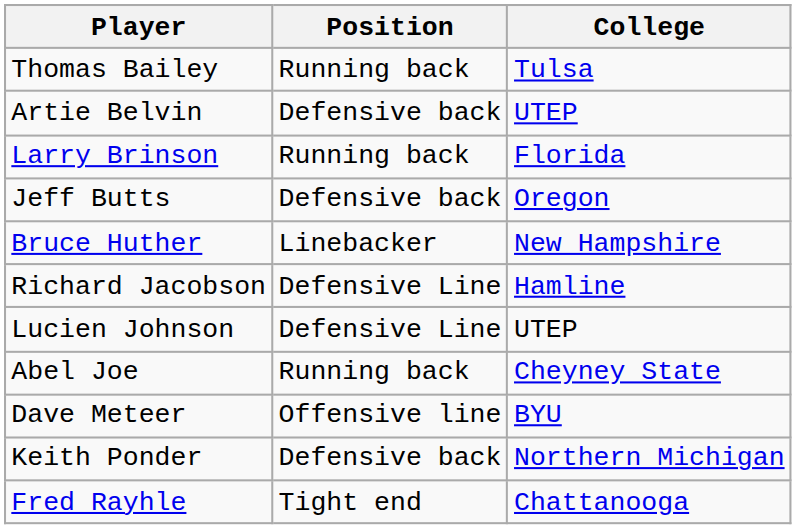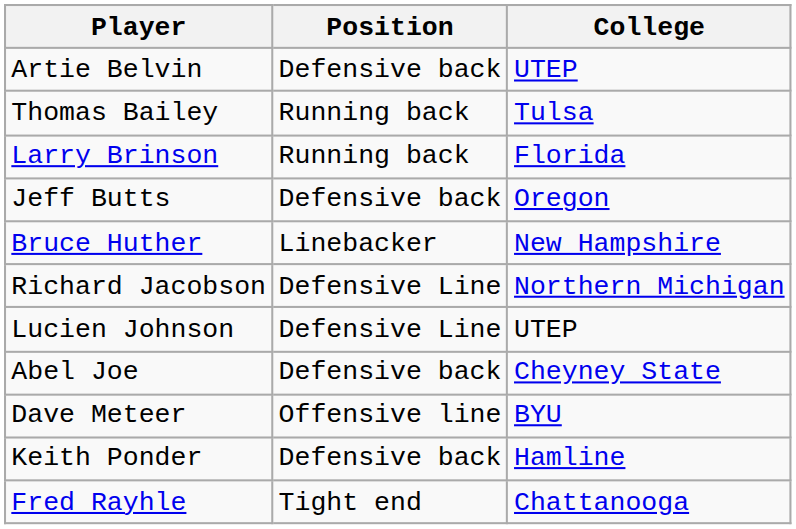rows swapped: (115, 70) <-> (107, 113)
(570, 286) Hamline -> (649, 286) Northern Michigan
(374, 372) Running back -> (390, 372) Defensive back
(649, 459) Northern Michigan -> (570, 459) Hamline
